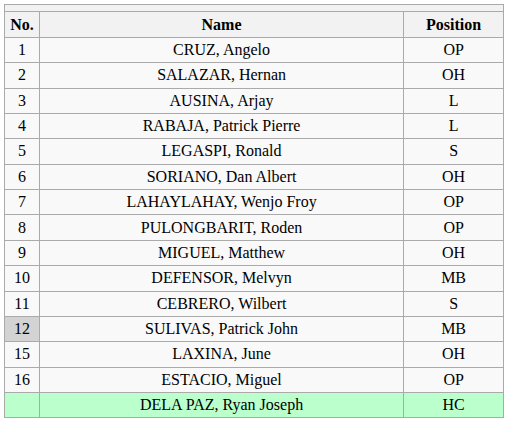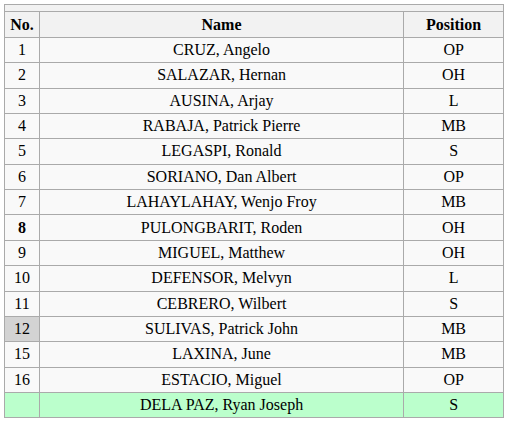(454, 126) L -> (454, 126) MB
(454, 176) OH -> (454, 176) OP
(454, 202) OP -> (454, 202) MB
(22, 227) normal -> (22, 227) bold
(454, 227) OP -> (454, 227) OH
(454, 278) MB -> (454, 278) L
(454, 354) OH -> (454, 354) MB
(454, 405) HC -> (454, 405) S
